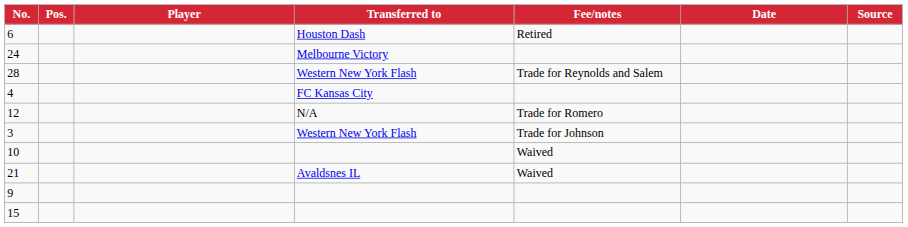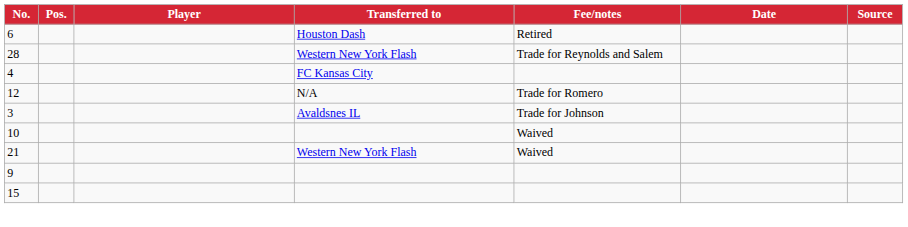- row: (13, 54)
(357, 133) Western New York Flash -> (329, 113) Avaldsnes IL
(329, 172) Avaldsnes IL -> (357, 153) Western New York Flash
